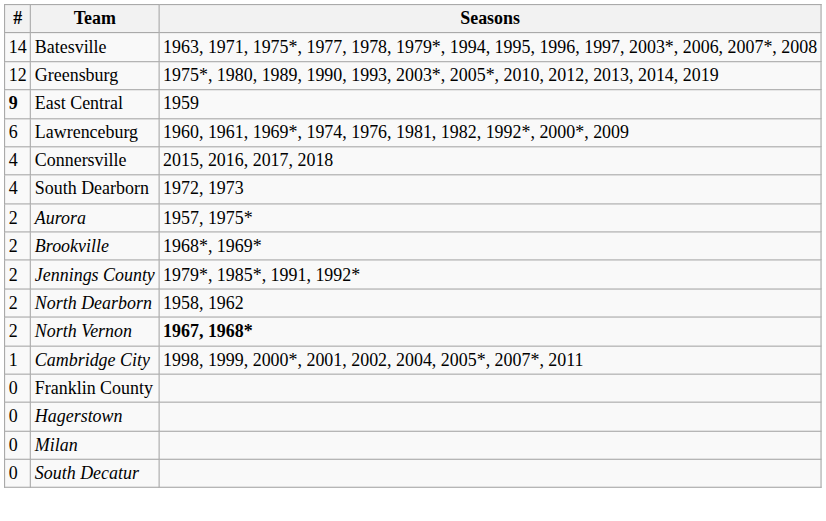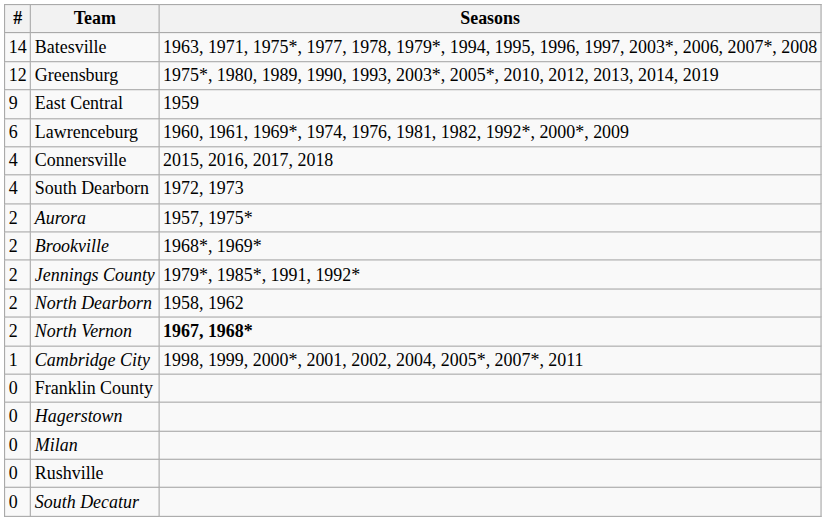(13, 103) bold -> (13, 103) normal
+ row: (69, 473)
